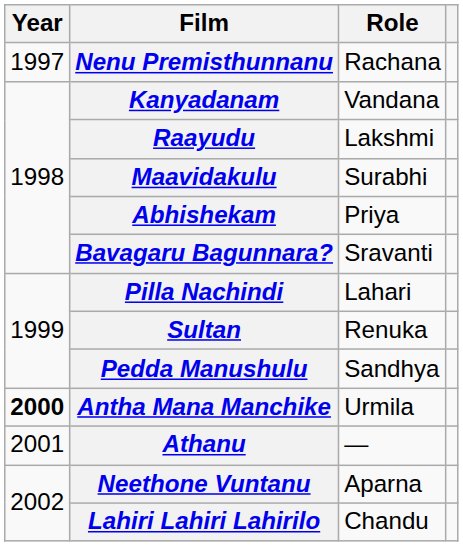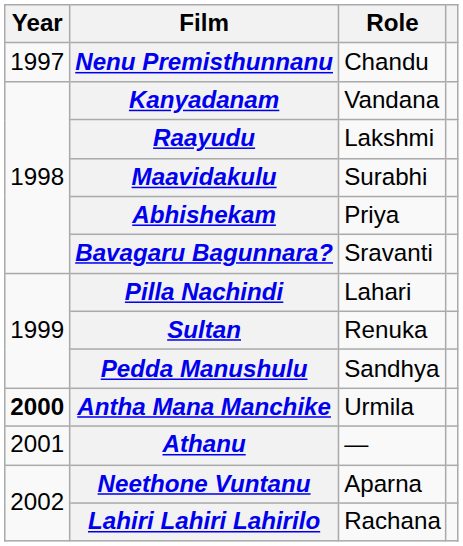(392, 61) Rachana -> (386, 61) Chandu
(386, 521) Chandu -> (392, 521) Rachana
